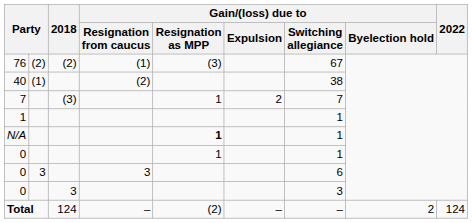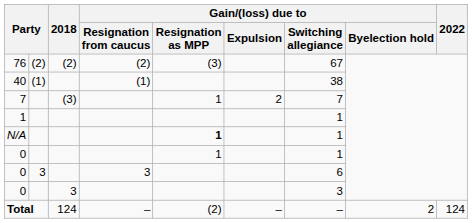(143, 63) (1) -> (143, 63) (2)
(143, 81) (2) -> (143, 81) (1)
